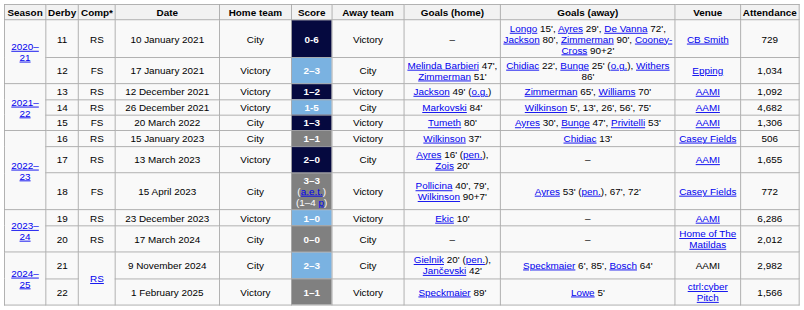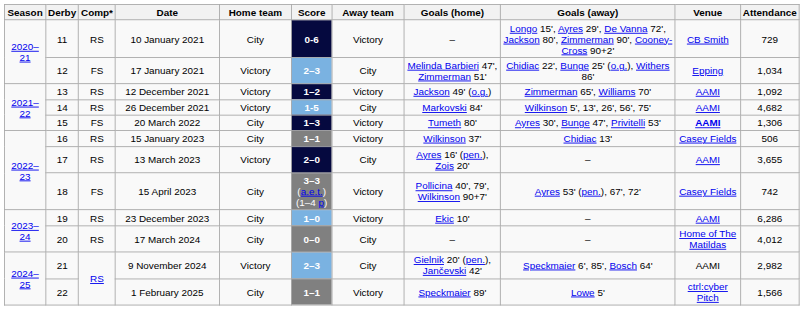(708, 123) normal -> (708, 123) bold
(770, 160) 1,655 -> (770, 160) 3,655
(770, 191) 772 -> (770, 191) 742
(255, 218) Victory -> (255, 218) City
(770, 239) 2,012 -> (770, 239) 4,012
(255, 265) City -> (255, 265) Victory
(255, 292) Victory -> (255, 292) City
